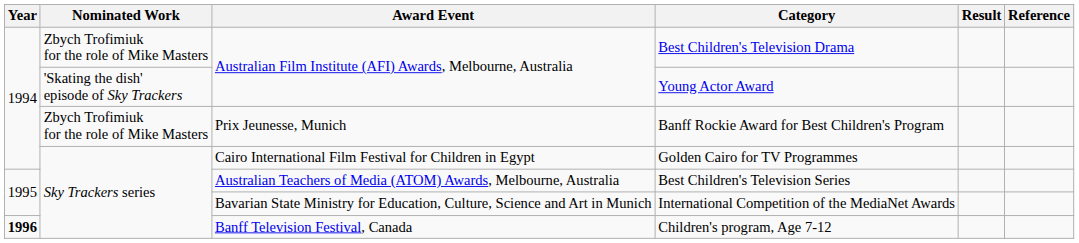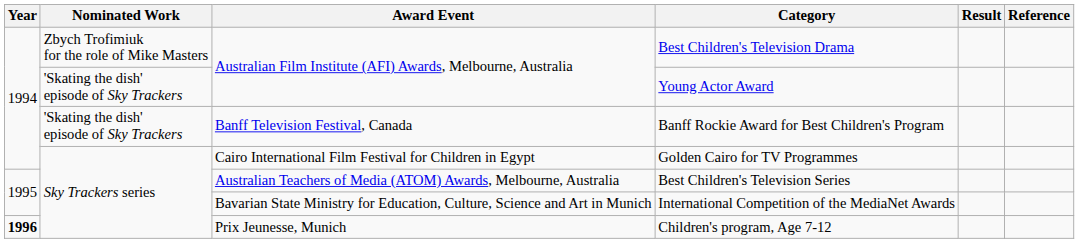(126, 126) Zbych Trofimiuk for the role of Mike Masters -> (113, 126) 'Skating the dish' episode of Sky Trackers
(281, 126) Prix Jeunesse, Munich -> (314, 126) Banff Television Festival, Canada
(314, 226) Banff Television Festival, Canada -> (281, 226) Prix Jeunesse, Munich
